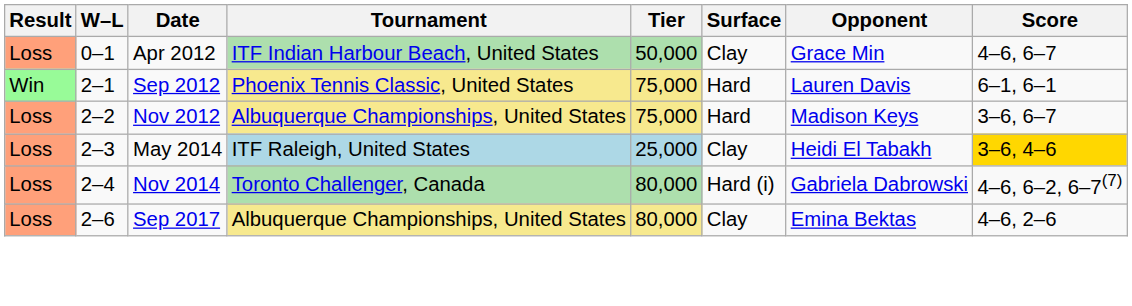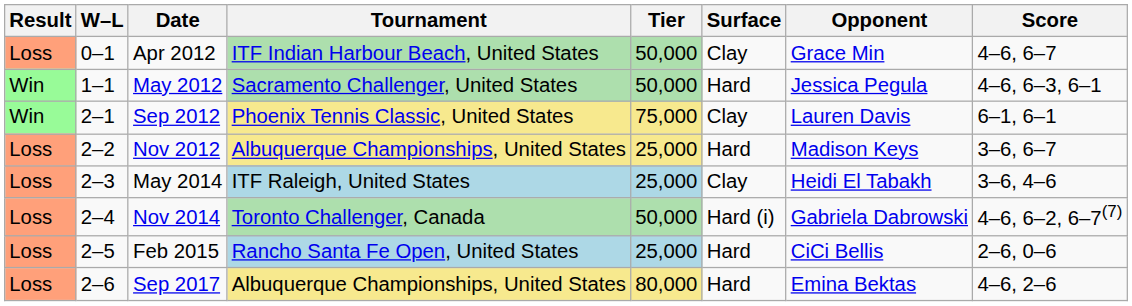+ row: (178, 85)
(729, 85) Hard -> (727, 117) Clay
(666, 117) 75,000 -> (666, 149) 25,000
(1017, 149) gold background -> (1017, 181) no background
(666, 184) 80,000 -> (666, 216) 50,000
+ row: (176, 251)
(727, 219) Clay -> (729, 283) Hard
